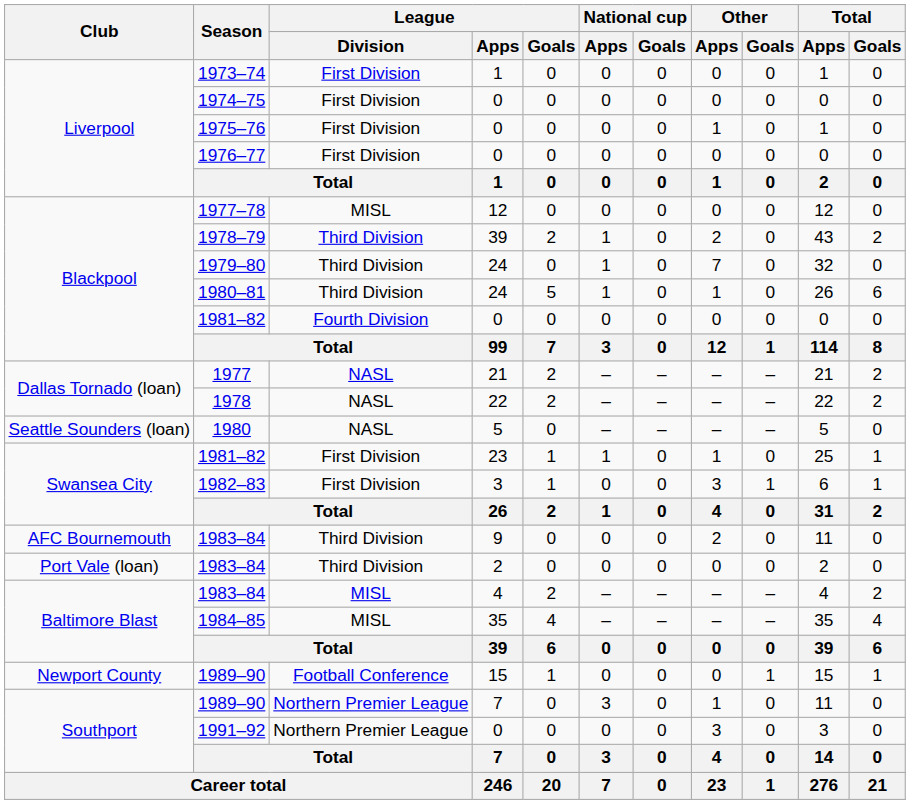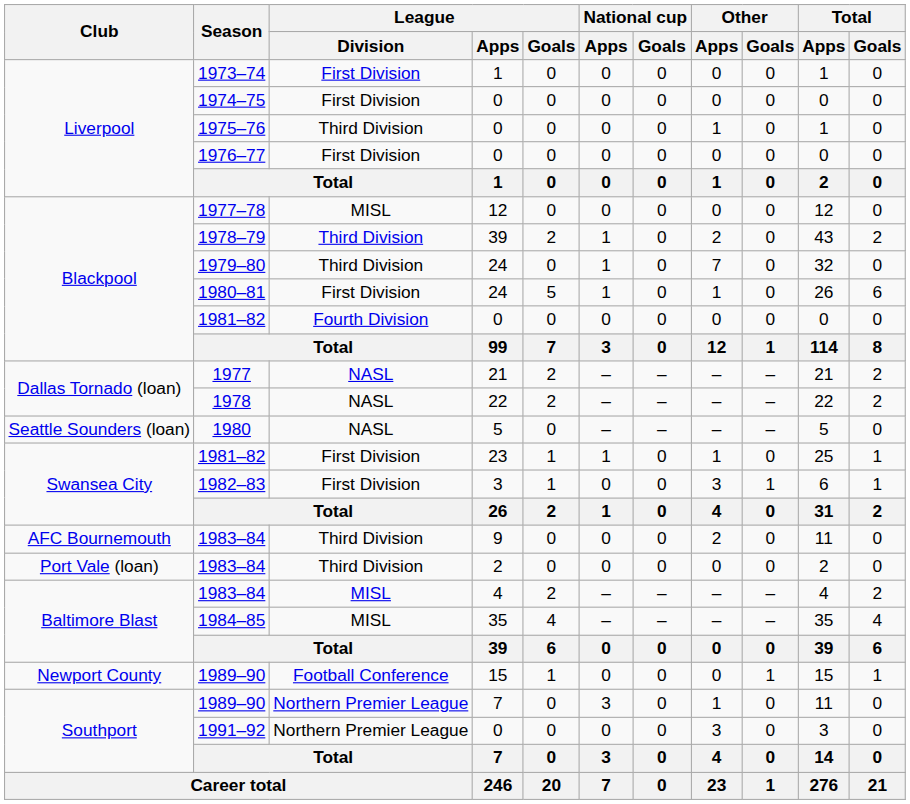(371, 127) First Division -> (371, 127) Third Division
(371, 292) Third Division -> (371, 292) First Division
